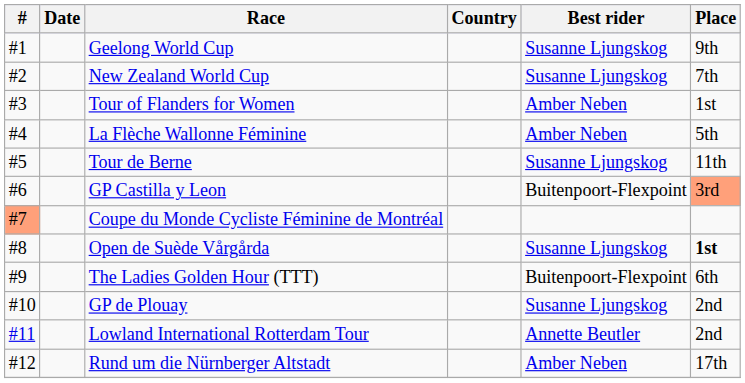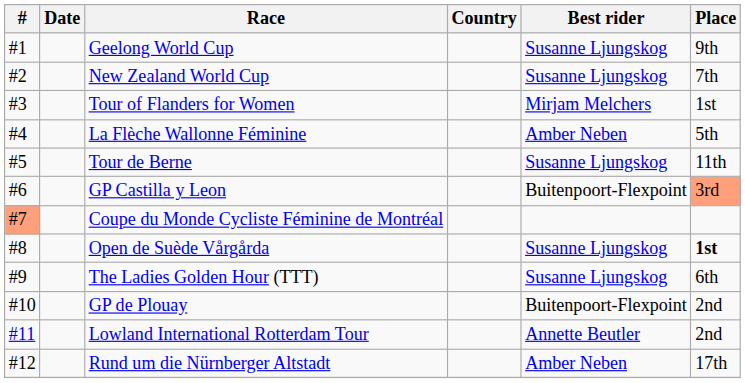(576, 104) Amber Neben -> (588, 104) Mirjam Melchers
(606, 276) Buitenpoort-Flexpoint -> (596, 276) Susanne Ljungskog
(596, 305) Susanne Ljungskog -> (606, 305) Buitenpoort-Flexpoint
